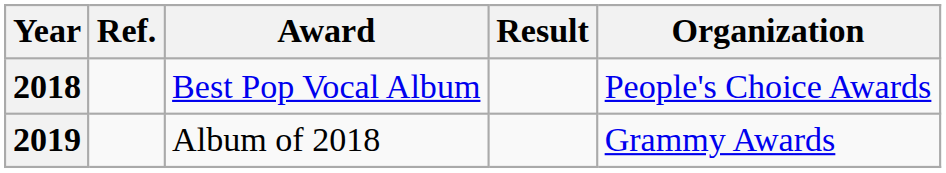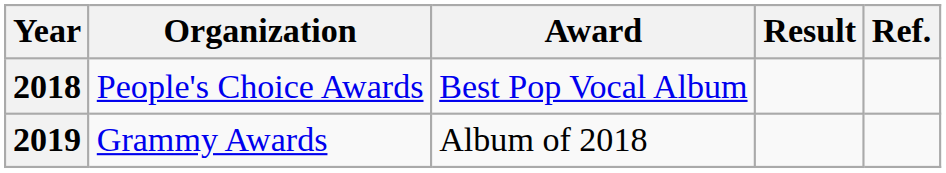columns swapped: (768, 31) <-> (127, 31)
